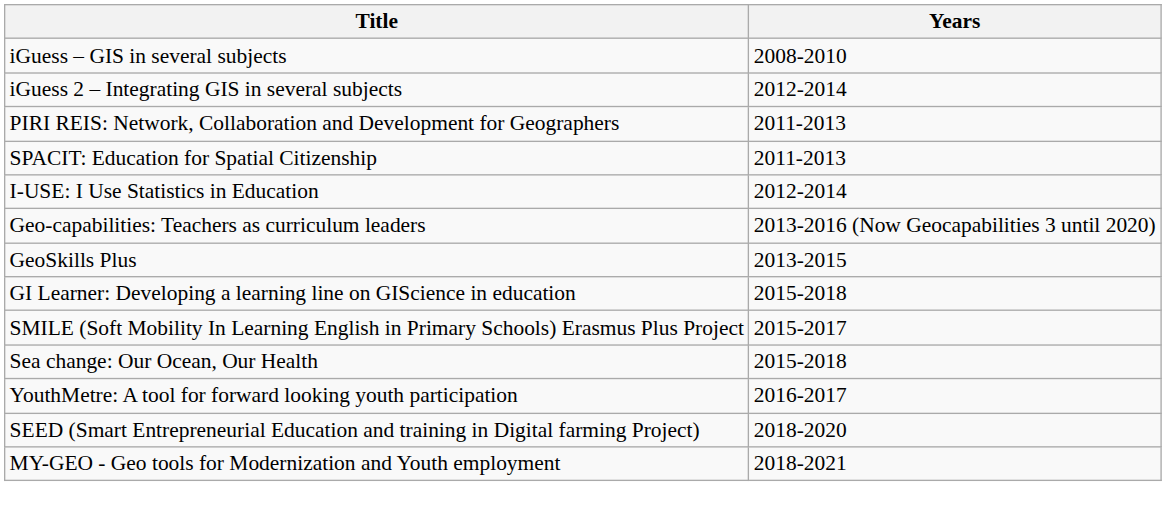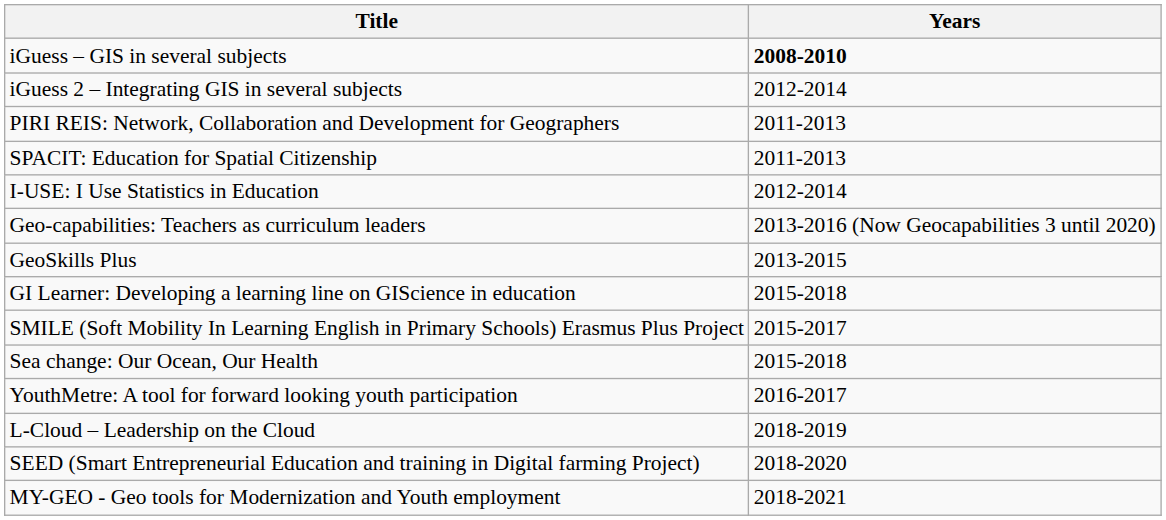(800, 55) normal -> (800, 55) bold
+ row: (162, 429)
